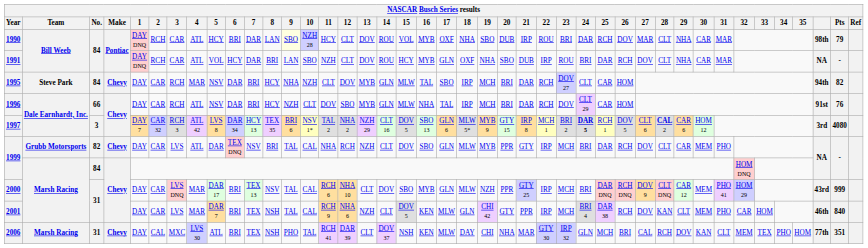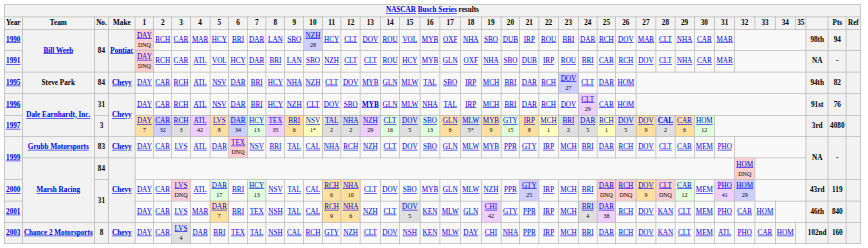(197, 40) ATL -> (200, 40) MAR
(291, 40) lightyellow background -> (294, 40) no background
(840, 40) 79 -> (837, 40) 94
(367, 61) DOV -> (370, 61) CLT
(605, 61) DAR -> (606, 61) CAR
(197, 83) MAR -> (200, 83) ATL
(605, 83) CAR -> (606, 83) DAR
(97, 104) 66 -> (101, 104) 31
(367, 104) normal -> (370, 104) bold
(586, 126) bold -> (588, 125) normal
(645, 125) CLT 6 -> (646, 125) DOV 9
(97, 147) 82 -> (101, 147) 83
(197, 190) MAR -> (200, 190) ATL
(254, 190) TEX 13 -> (257, 190) HCY 13
(840, 190) 999 -> (837, 190) 119
+ row: (13, 233)
- row: (13, 233)
